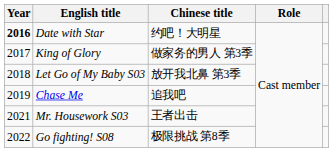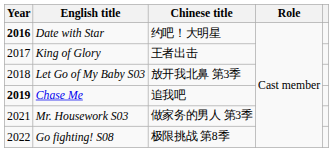(202, 53) 做家务的男人 第3季 -> (174, 53) 王者出击
(19, 95) normal -> (19, 95) bold
(174, 115) 王者出击 -> (202, 115) 做家务的男人 第3季
